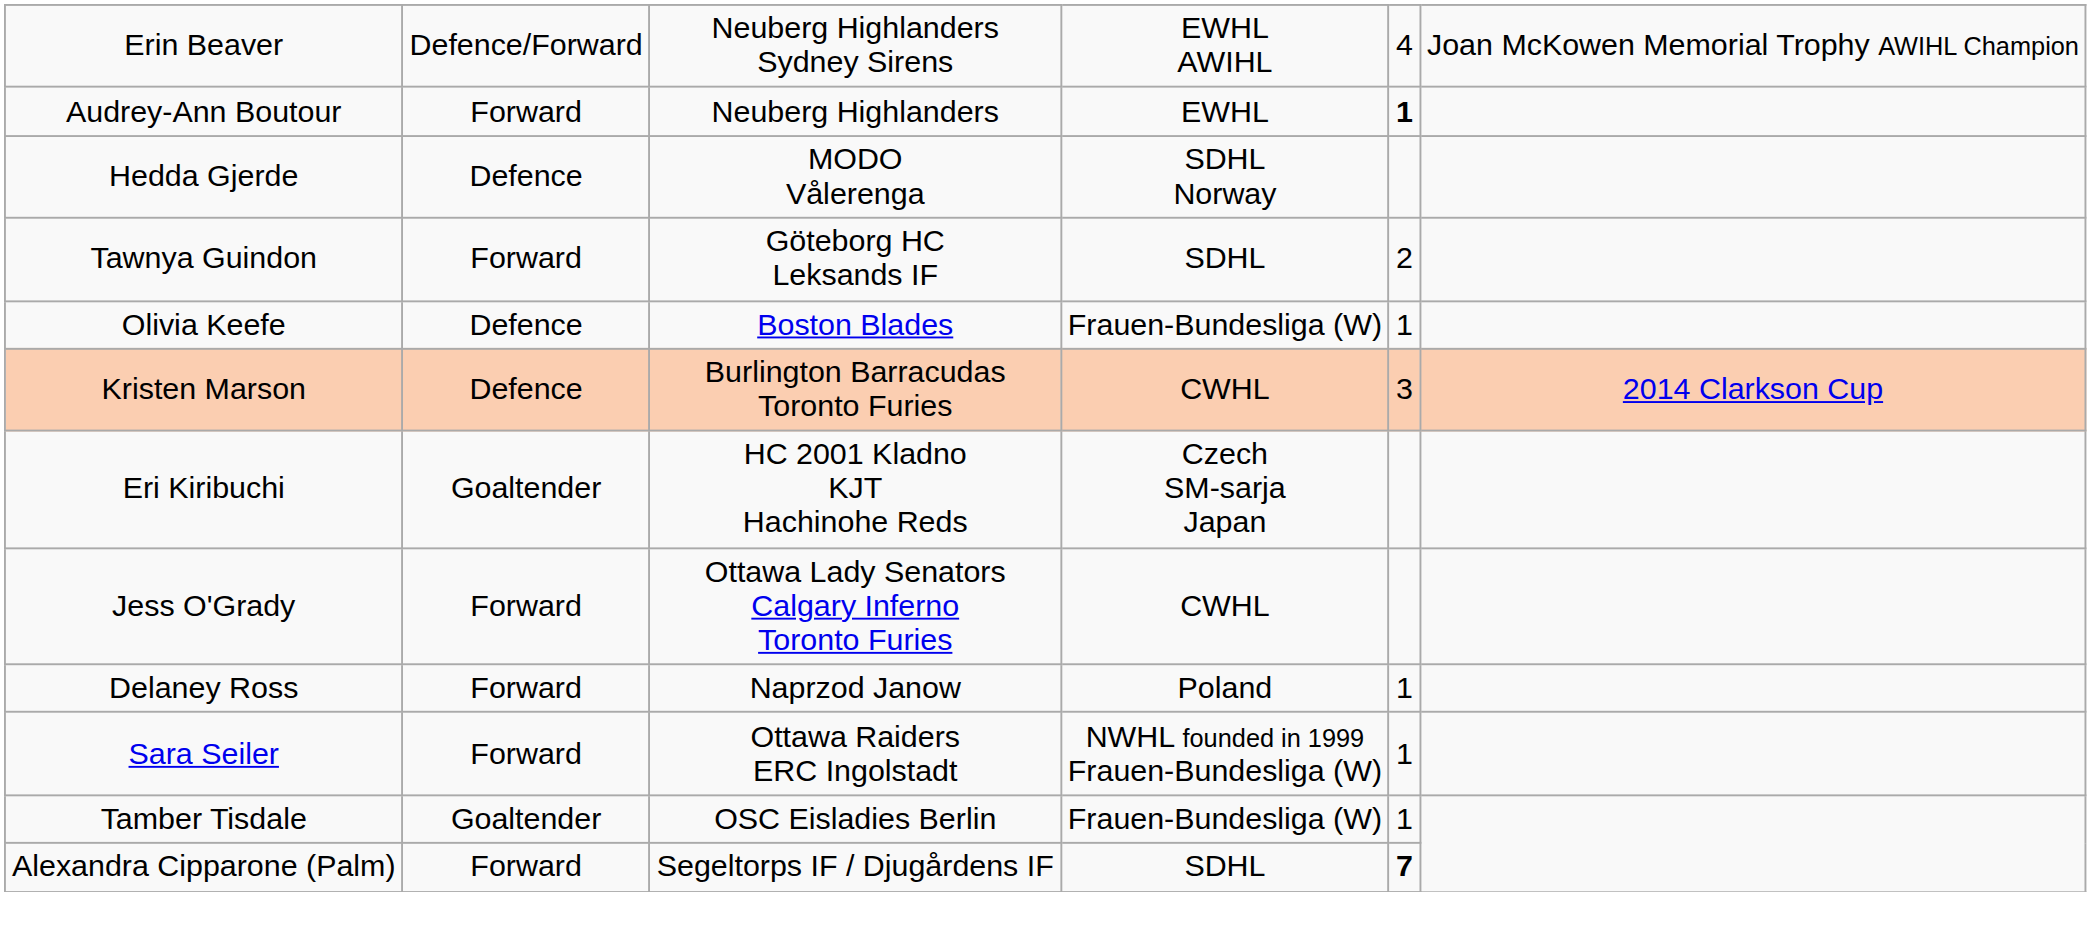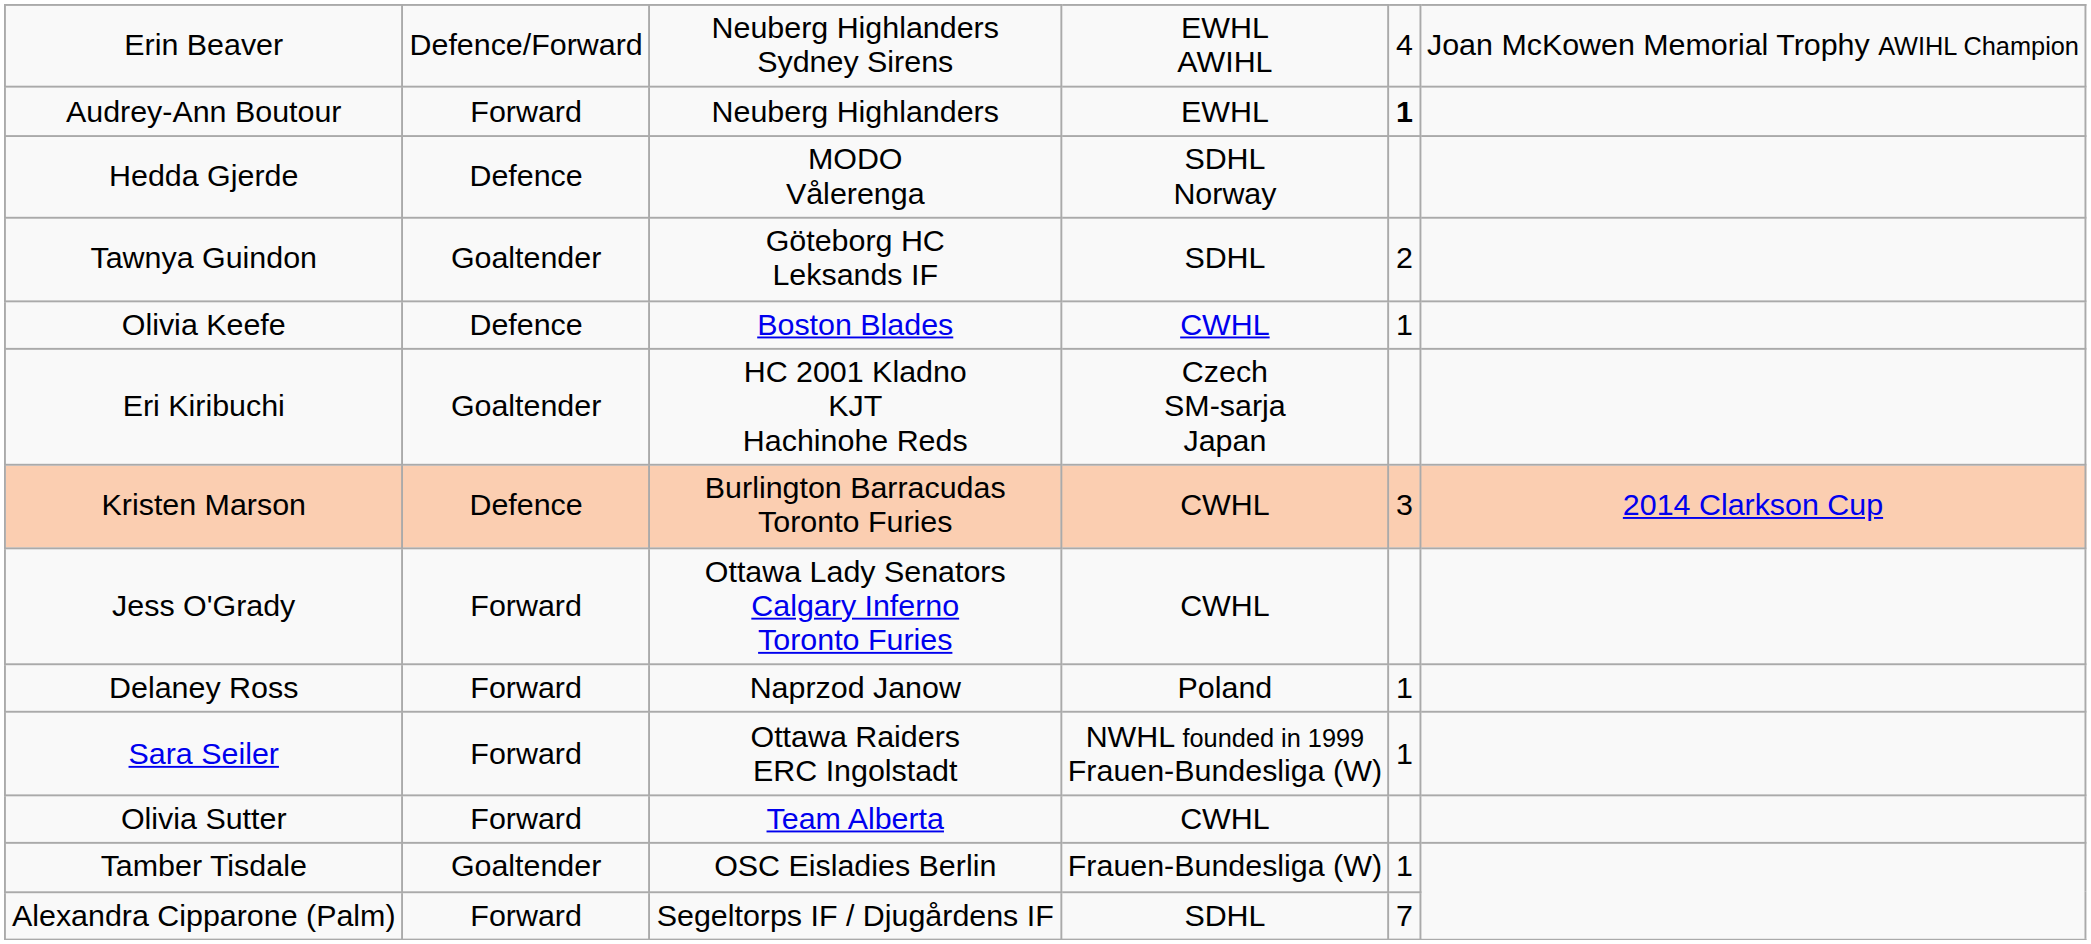(526, 258) Forward -> (526, 258) Goaltender
(1225, 324) Frauen-Bundesliga (W) -> (1225, 324) CWHL
rows swapped: (204, 488) <-> (204, 389)
+ row: (204, 818)
(1405, 866) bold -> (1405, 914) normal
